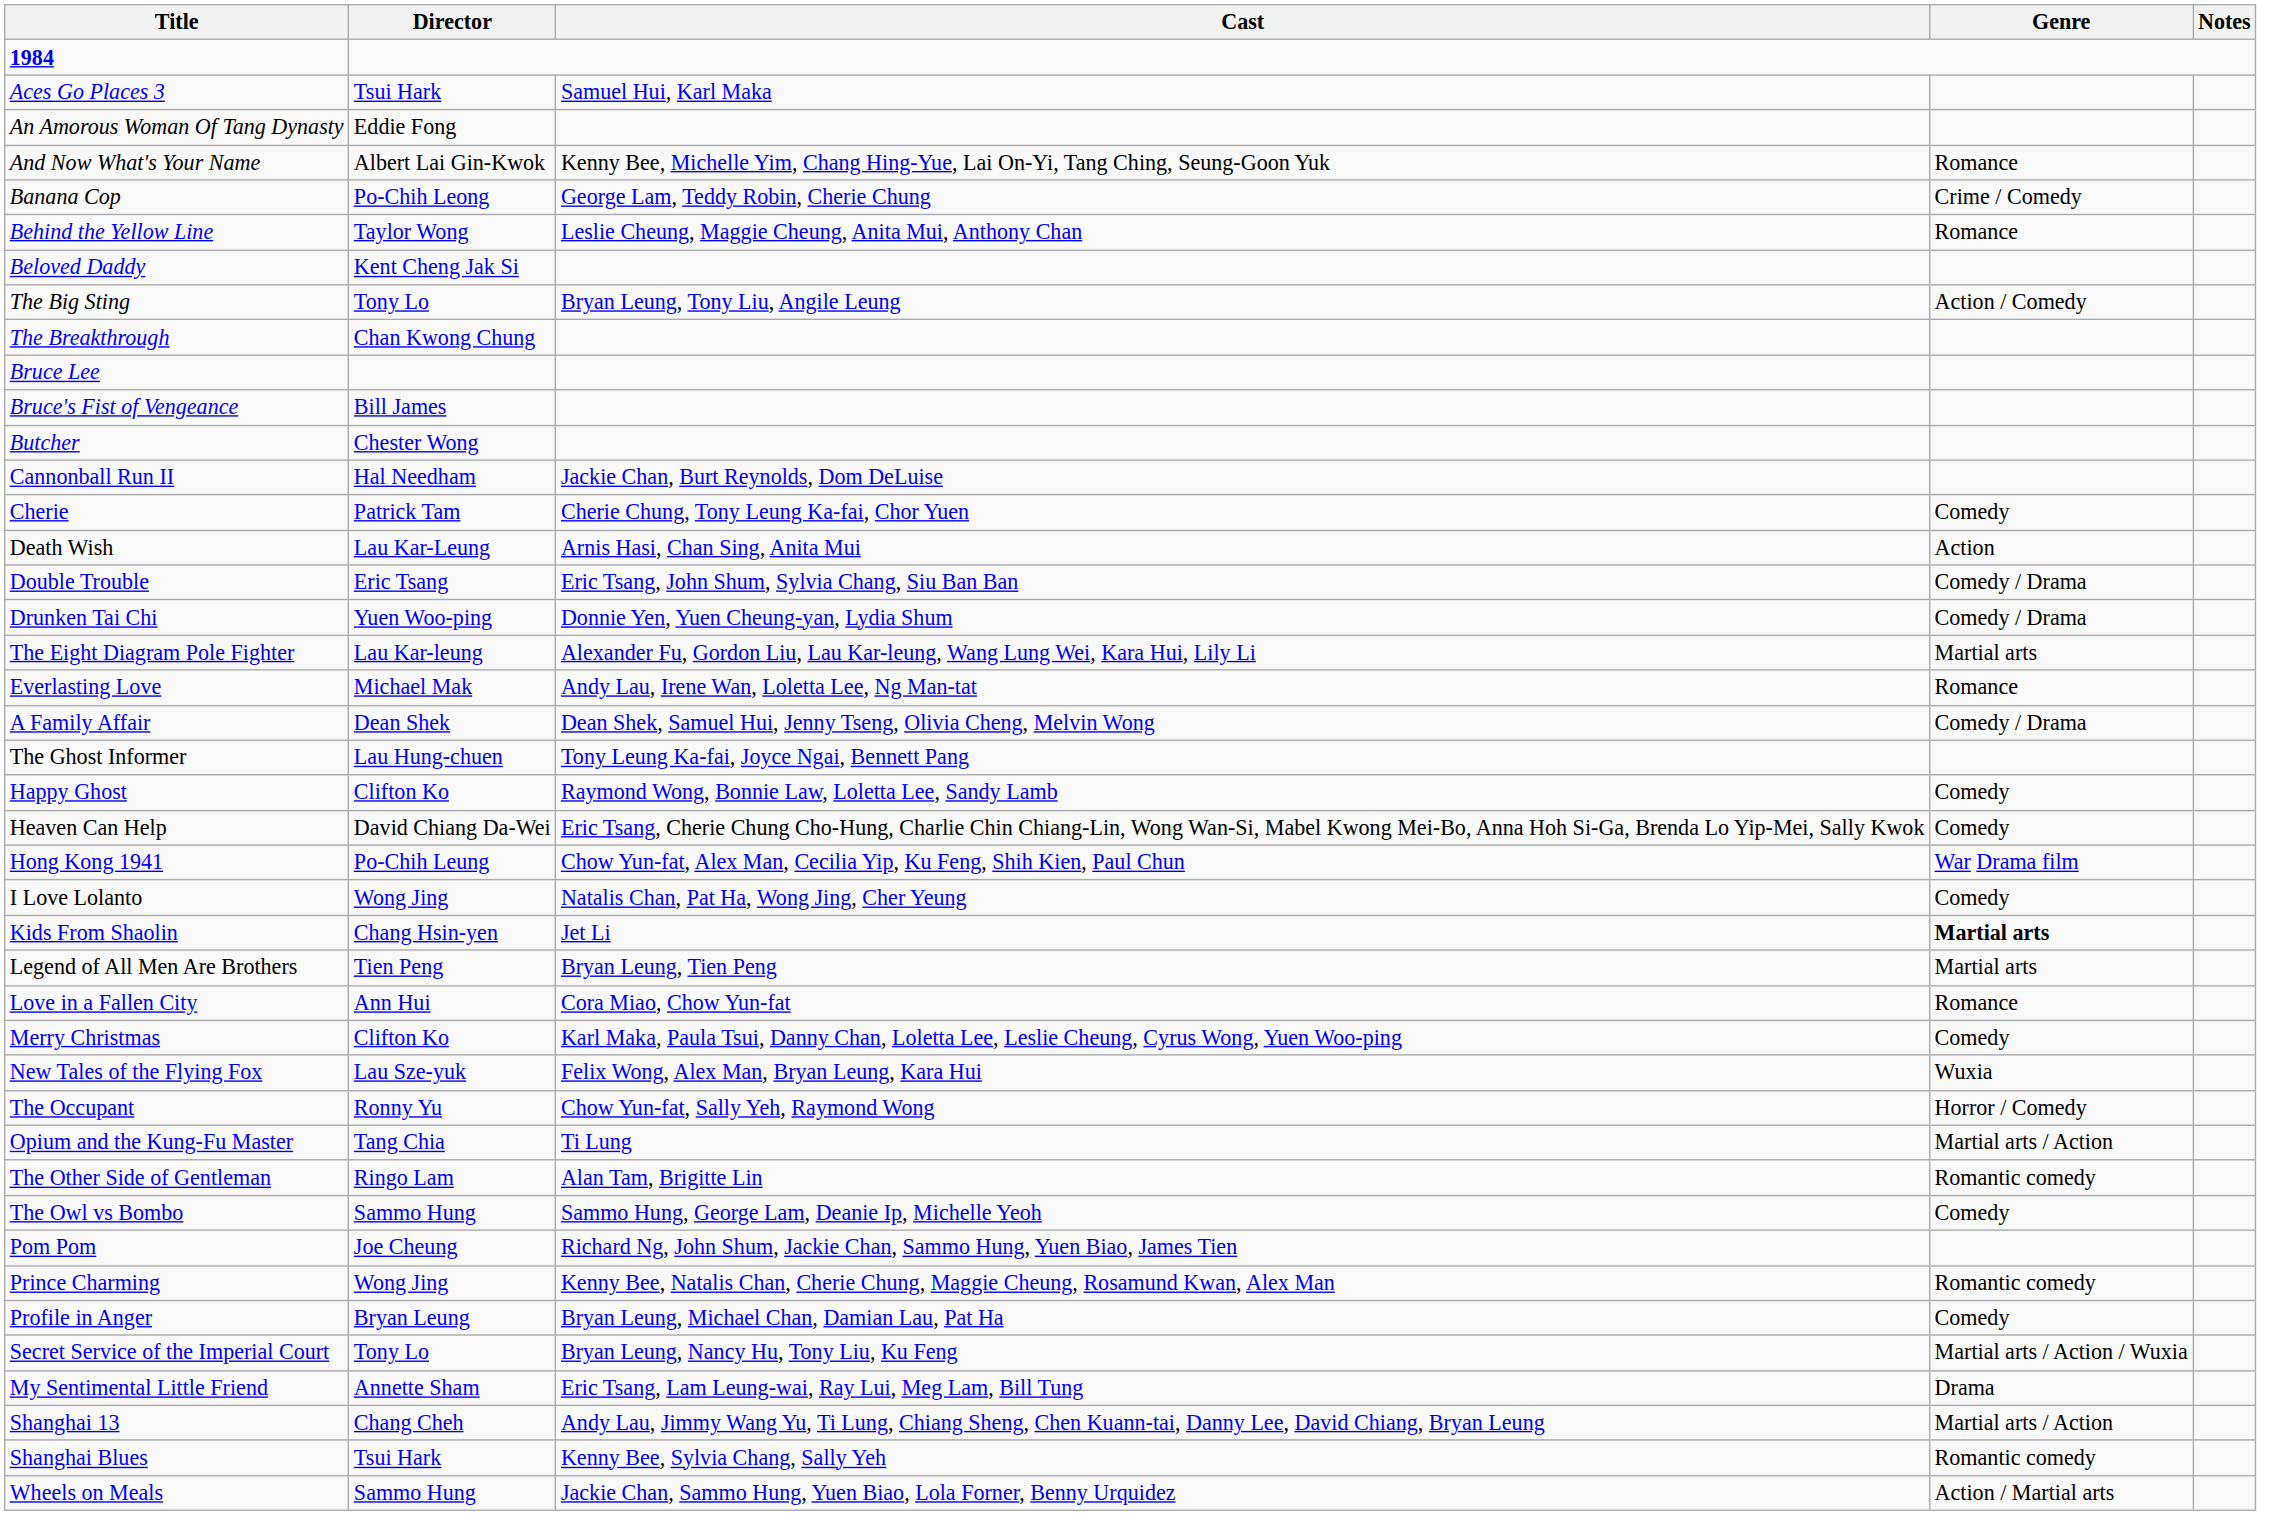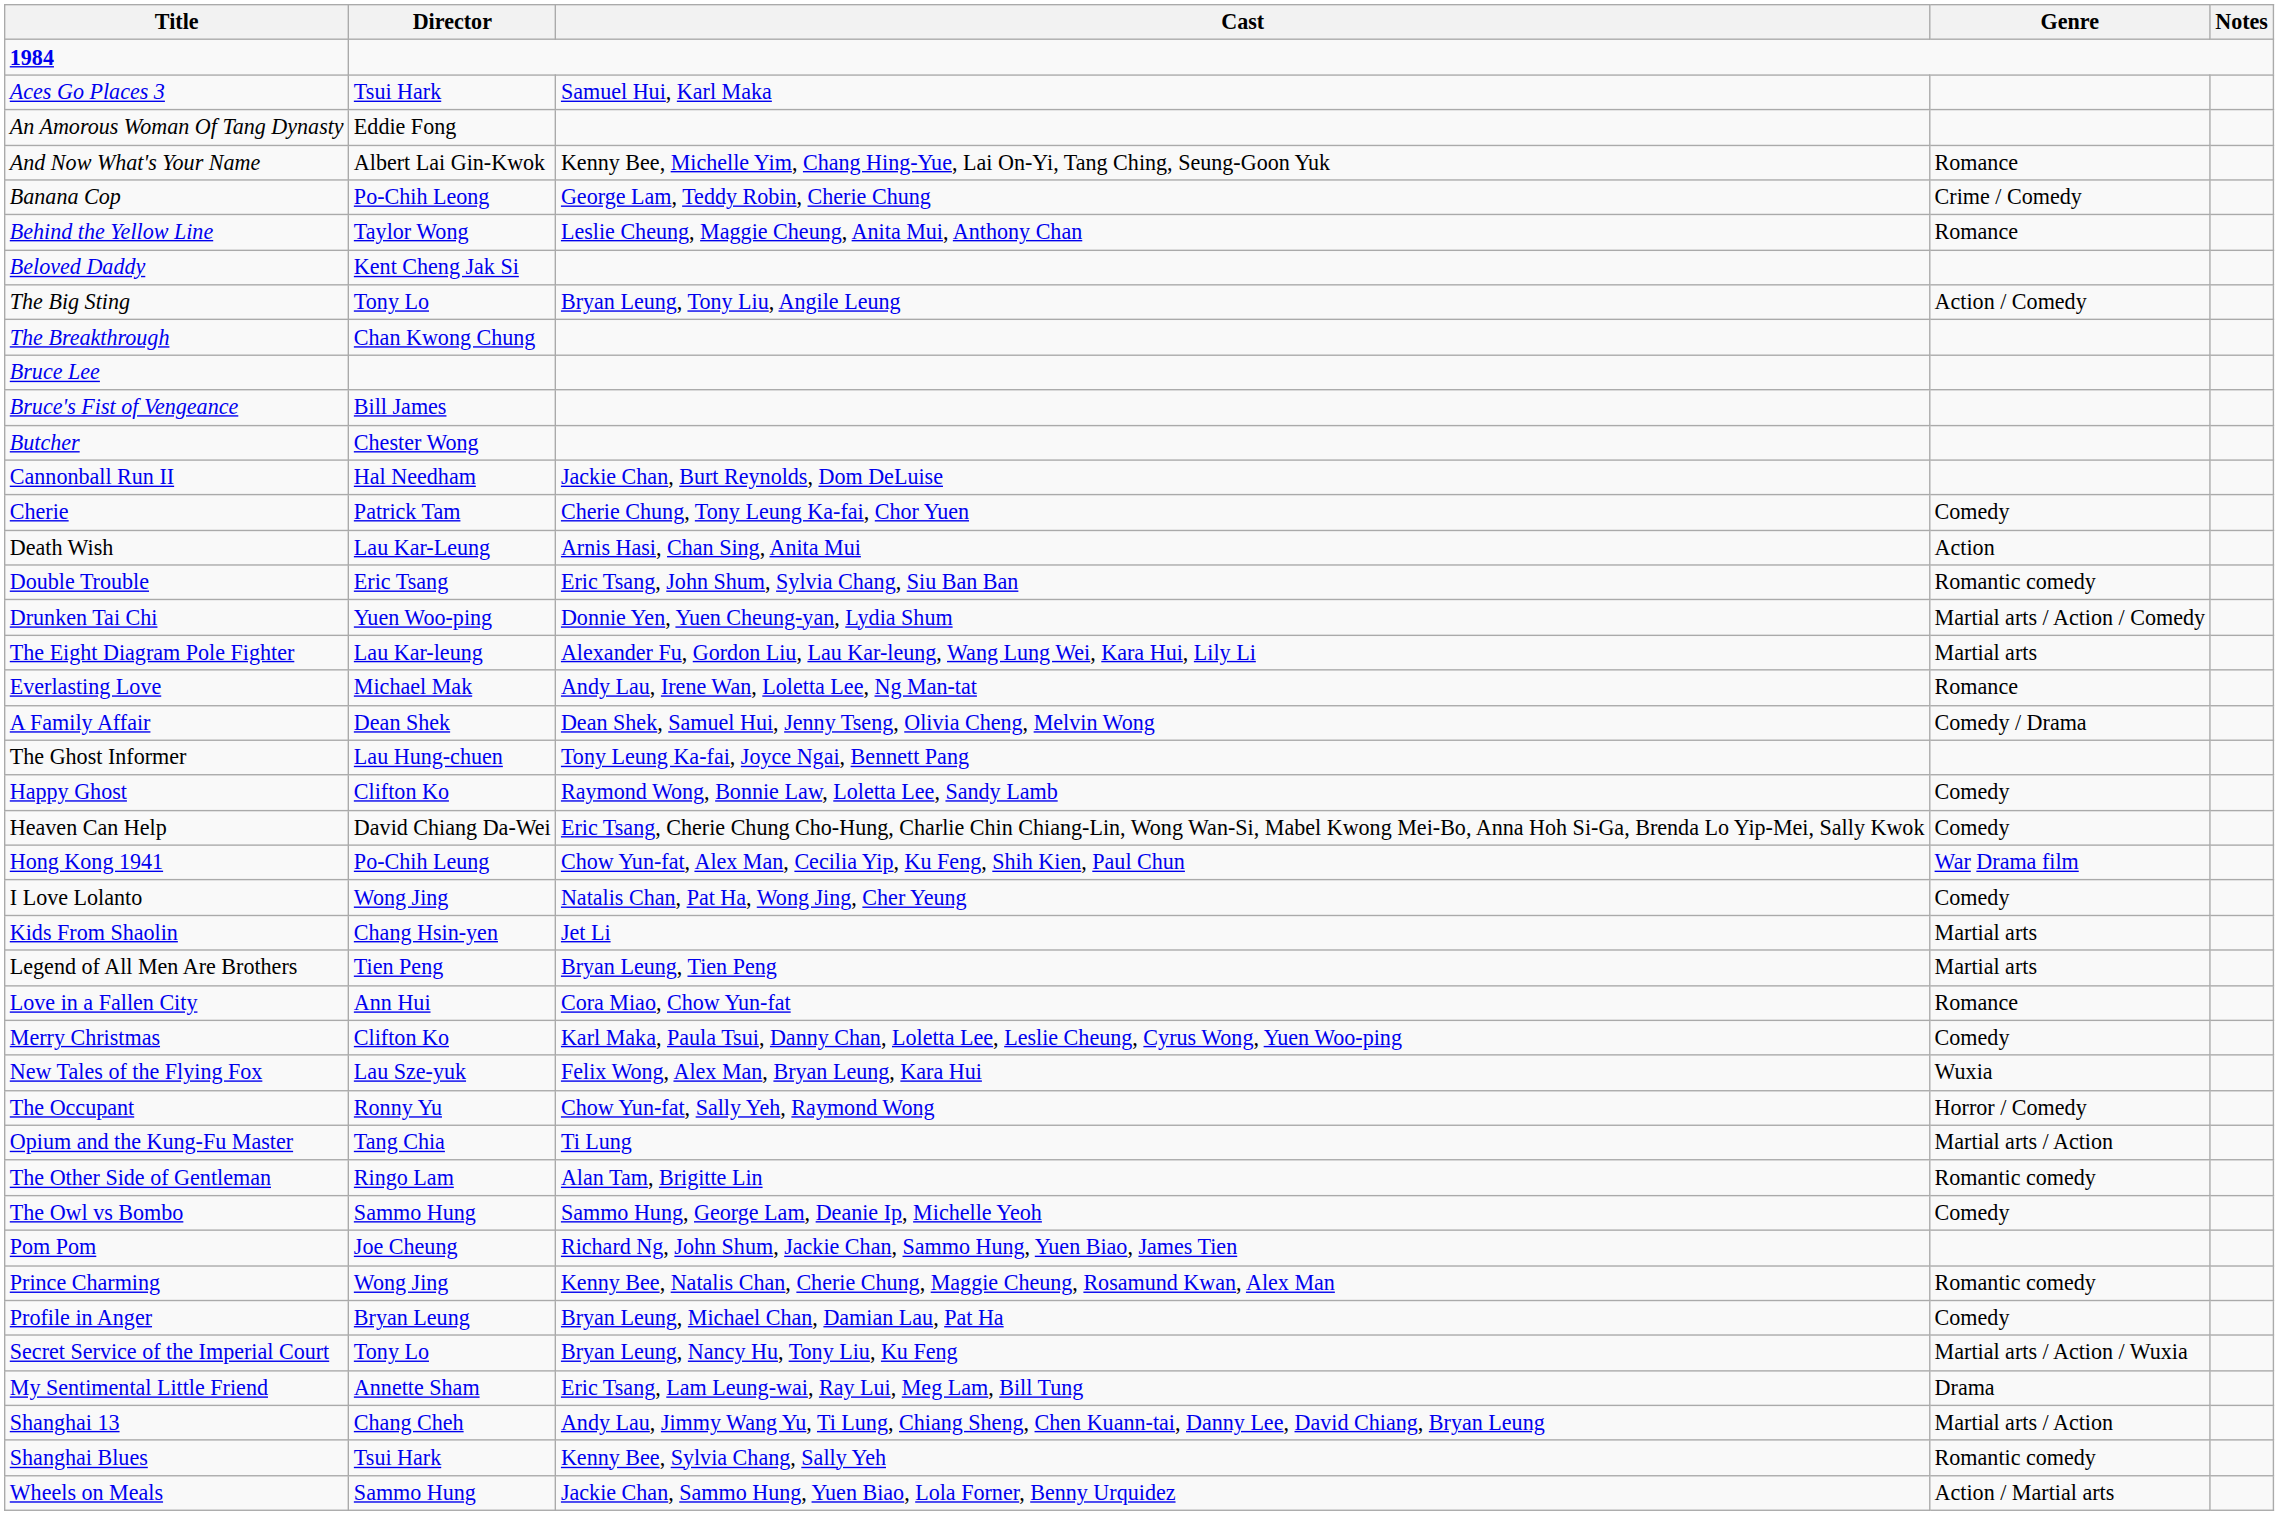(2011, 582) Comedy / Drama -> (2015, 582) Romantic comedy
(2011, 617) Comedy / Drama -> (2070, 617) Martial arts / Action / Comedy
(1992, 932) bold -> (1986, 932) normal
